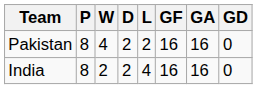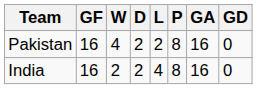columns swapped: (85, 17) <-> (171, 17)
